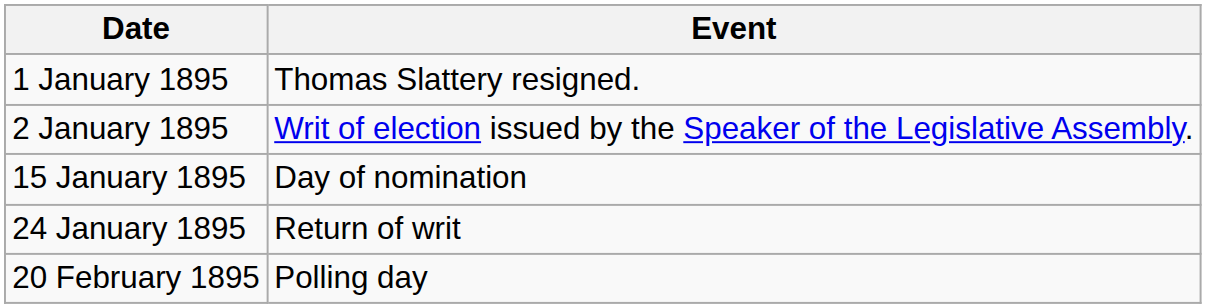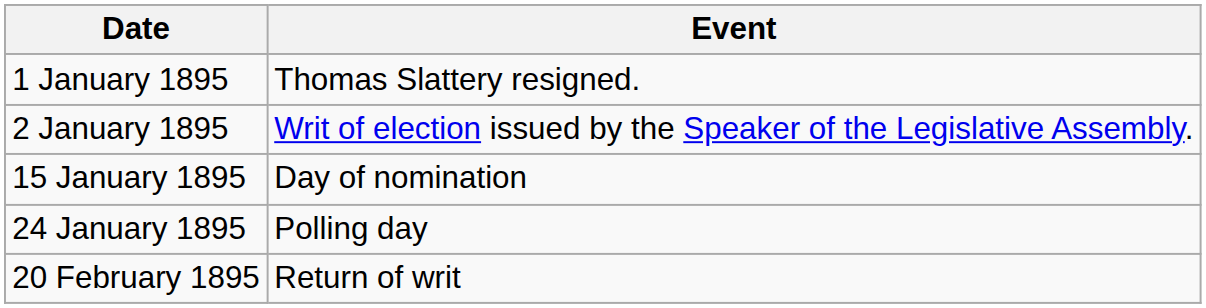(367, 228) Return of writ -> (351, 228) Polling day
(351, 278) Polling day -> (367, 278) Return of writ
